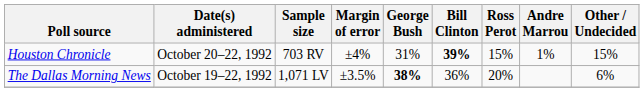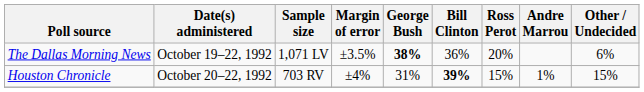rows swapped: (79, 76) <-> (59, 54)
